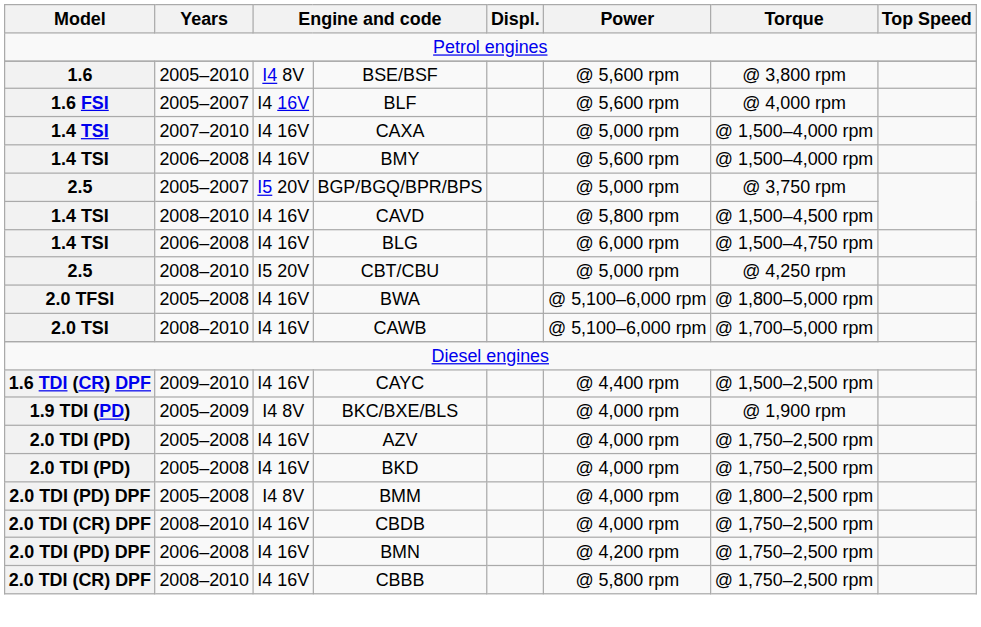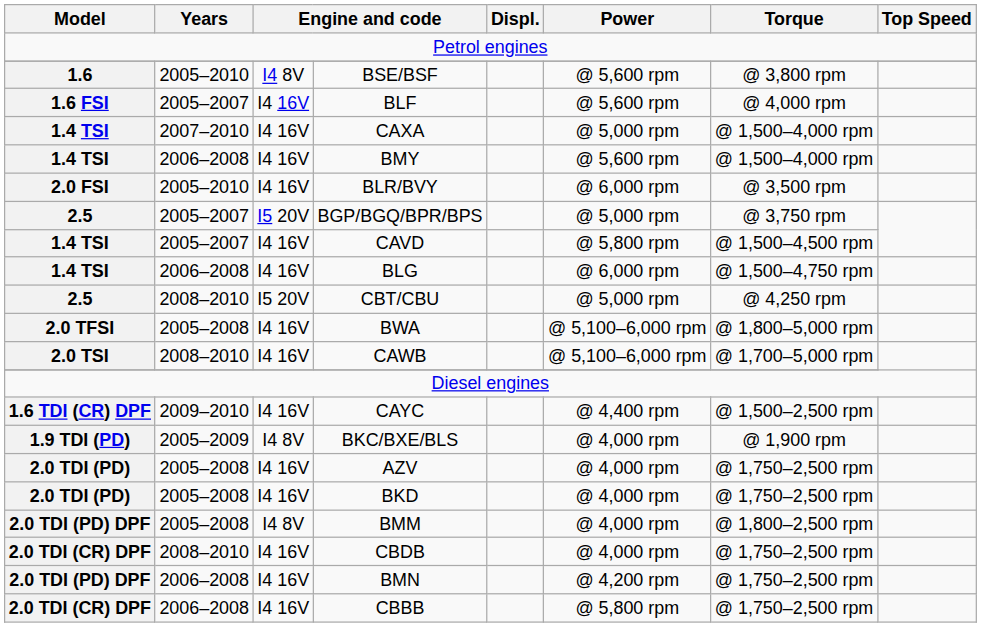+ row: (400, 187)
(204, 215) 2008–2010 -> (204, 243) 2005–2007
(204, 579) 2008–2010 -> (204, 607) 2006–2008
